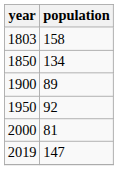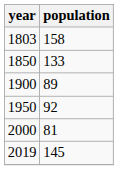(54, 61) 134 -> (54, 61) 133
(54, 152) 147 -> (54, 152) 145
